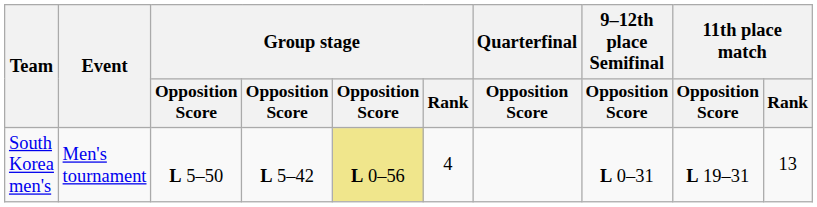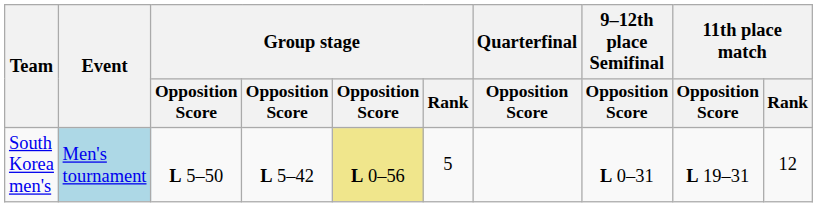(105, 165) no background -> (105, 165) lightblue background
(448, 165) 4 -> (448, 165) 5
(788, 165) 13 -> (788, 165) 12
